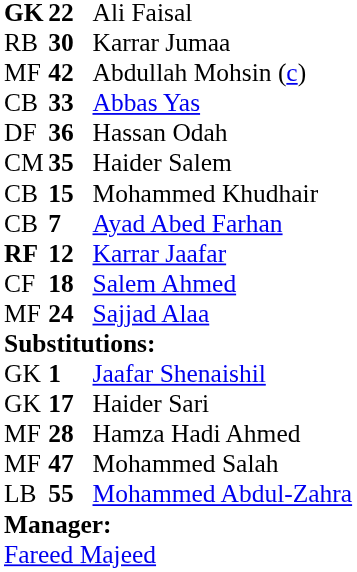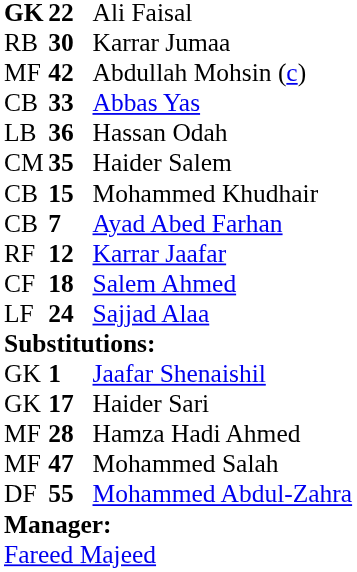(20, 133) DF -> (20, 133) LB
(21, 253) bold -> (20, 253) normal
(22, 313) MF -> (19, 313) LF
(20, 494) LB -> (20, 494) DF
